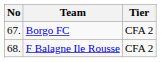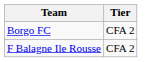- column: (14, 13)
